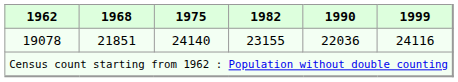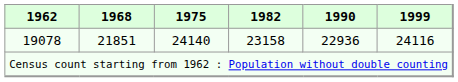(266, 40) 23155 -> (266, 40) 23158
(340, 40) 22036 -> (340, 40) 22936
